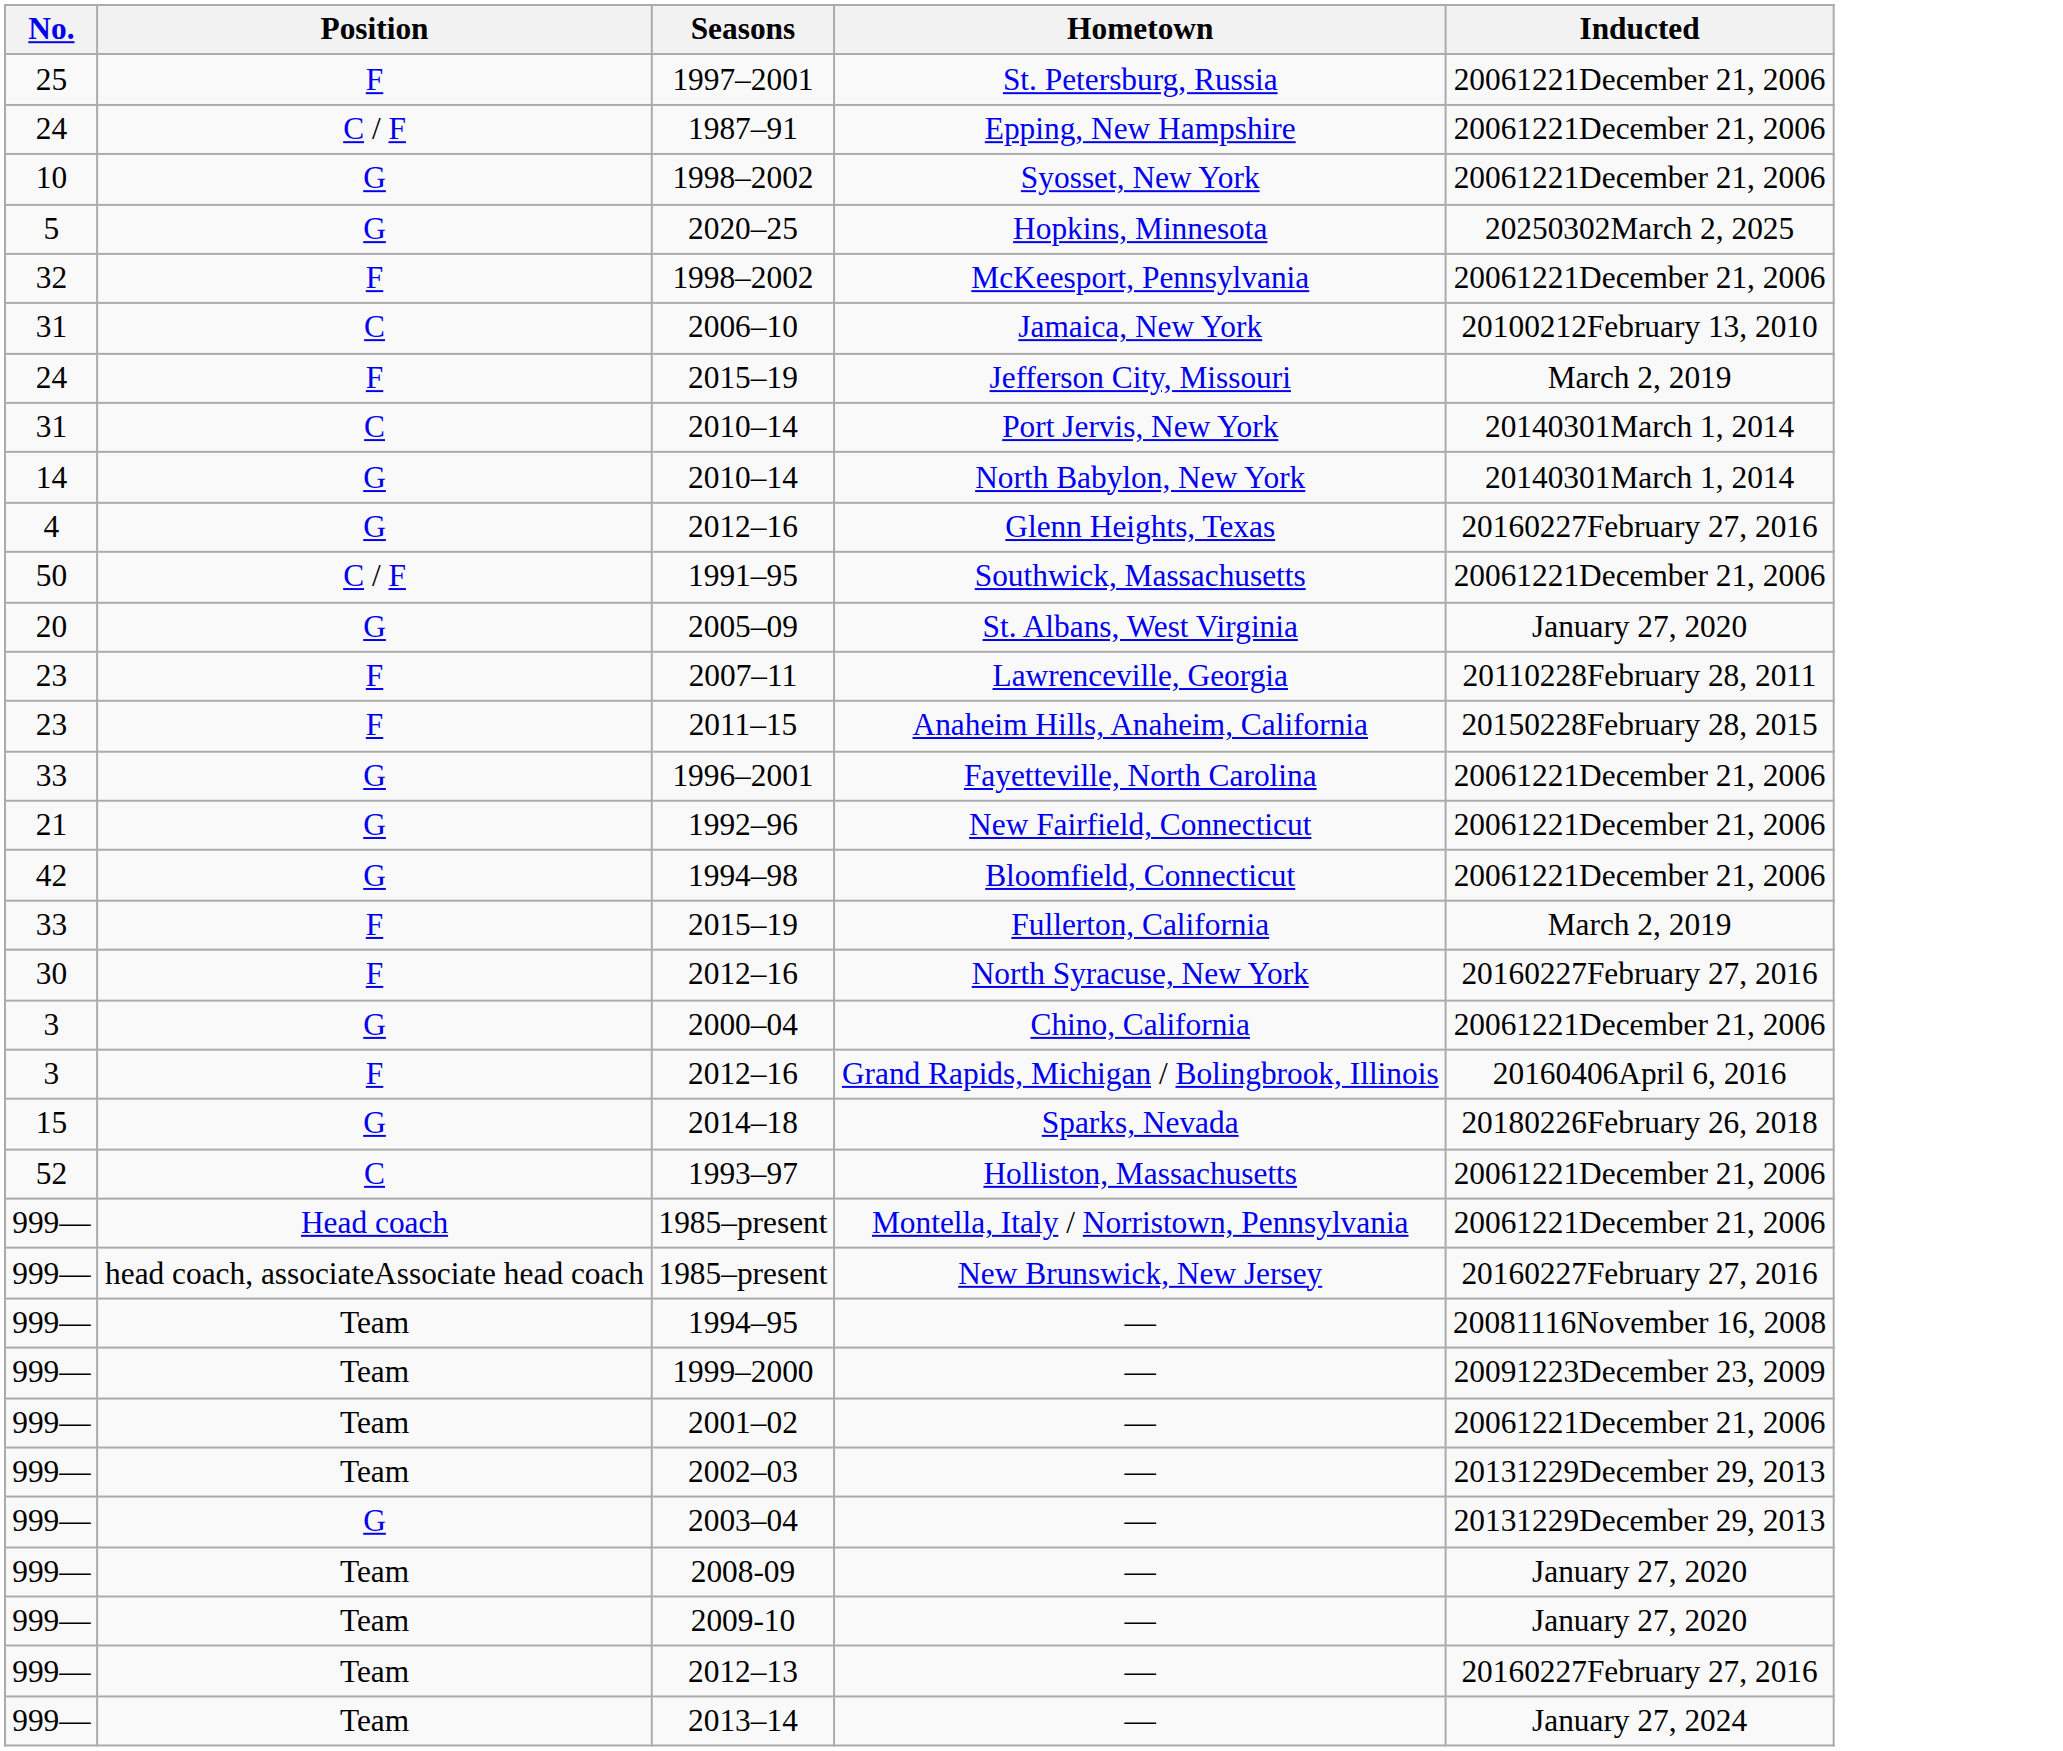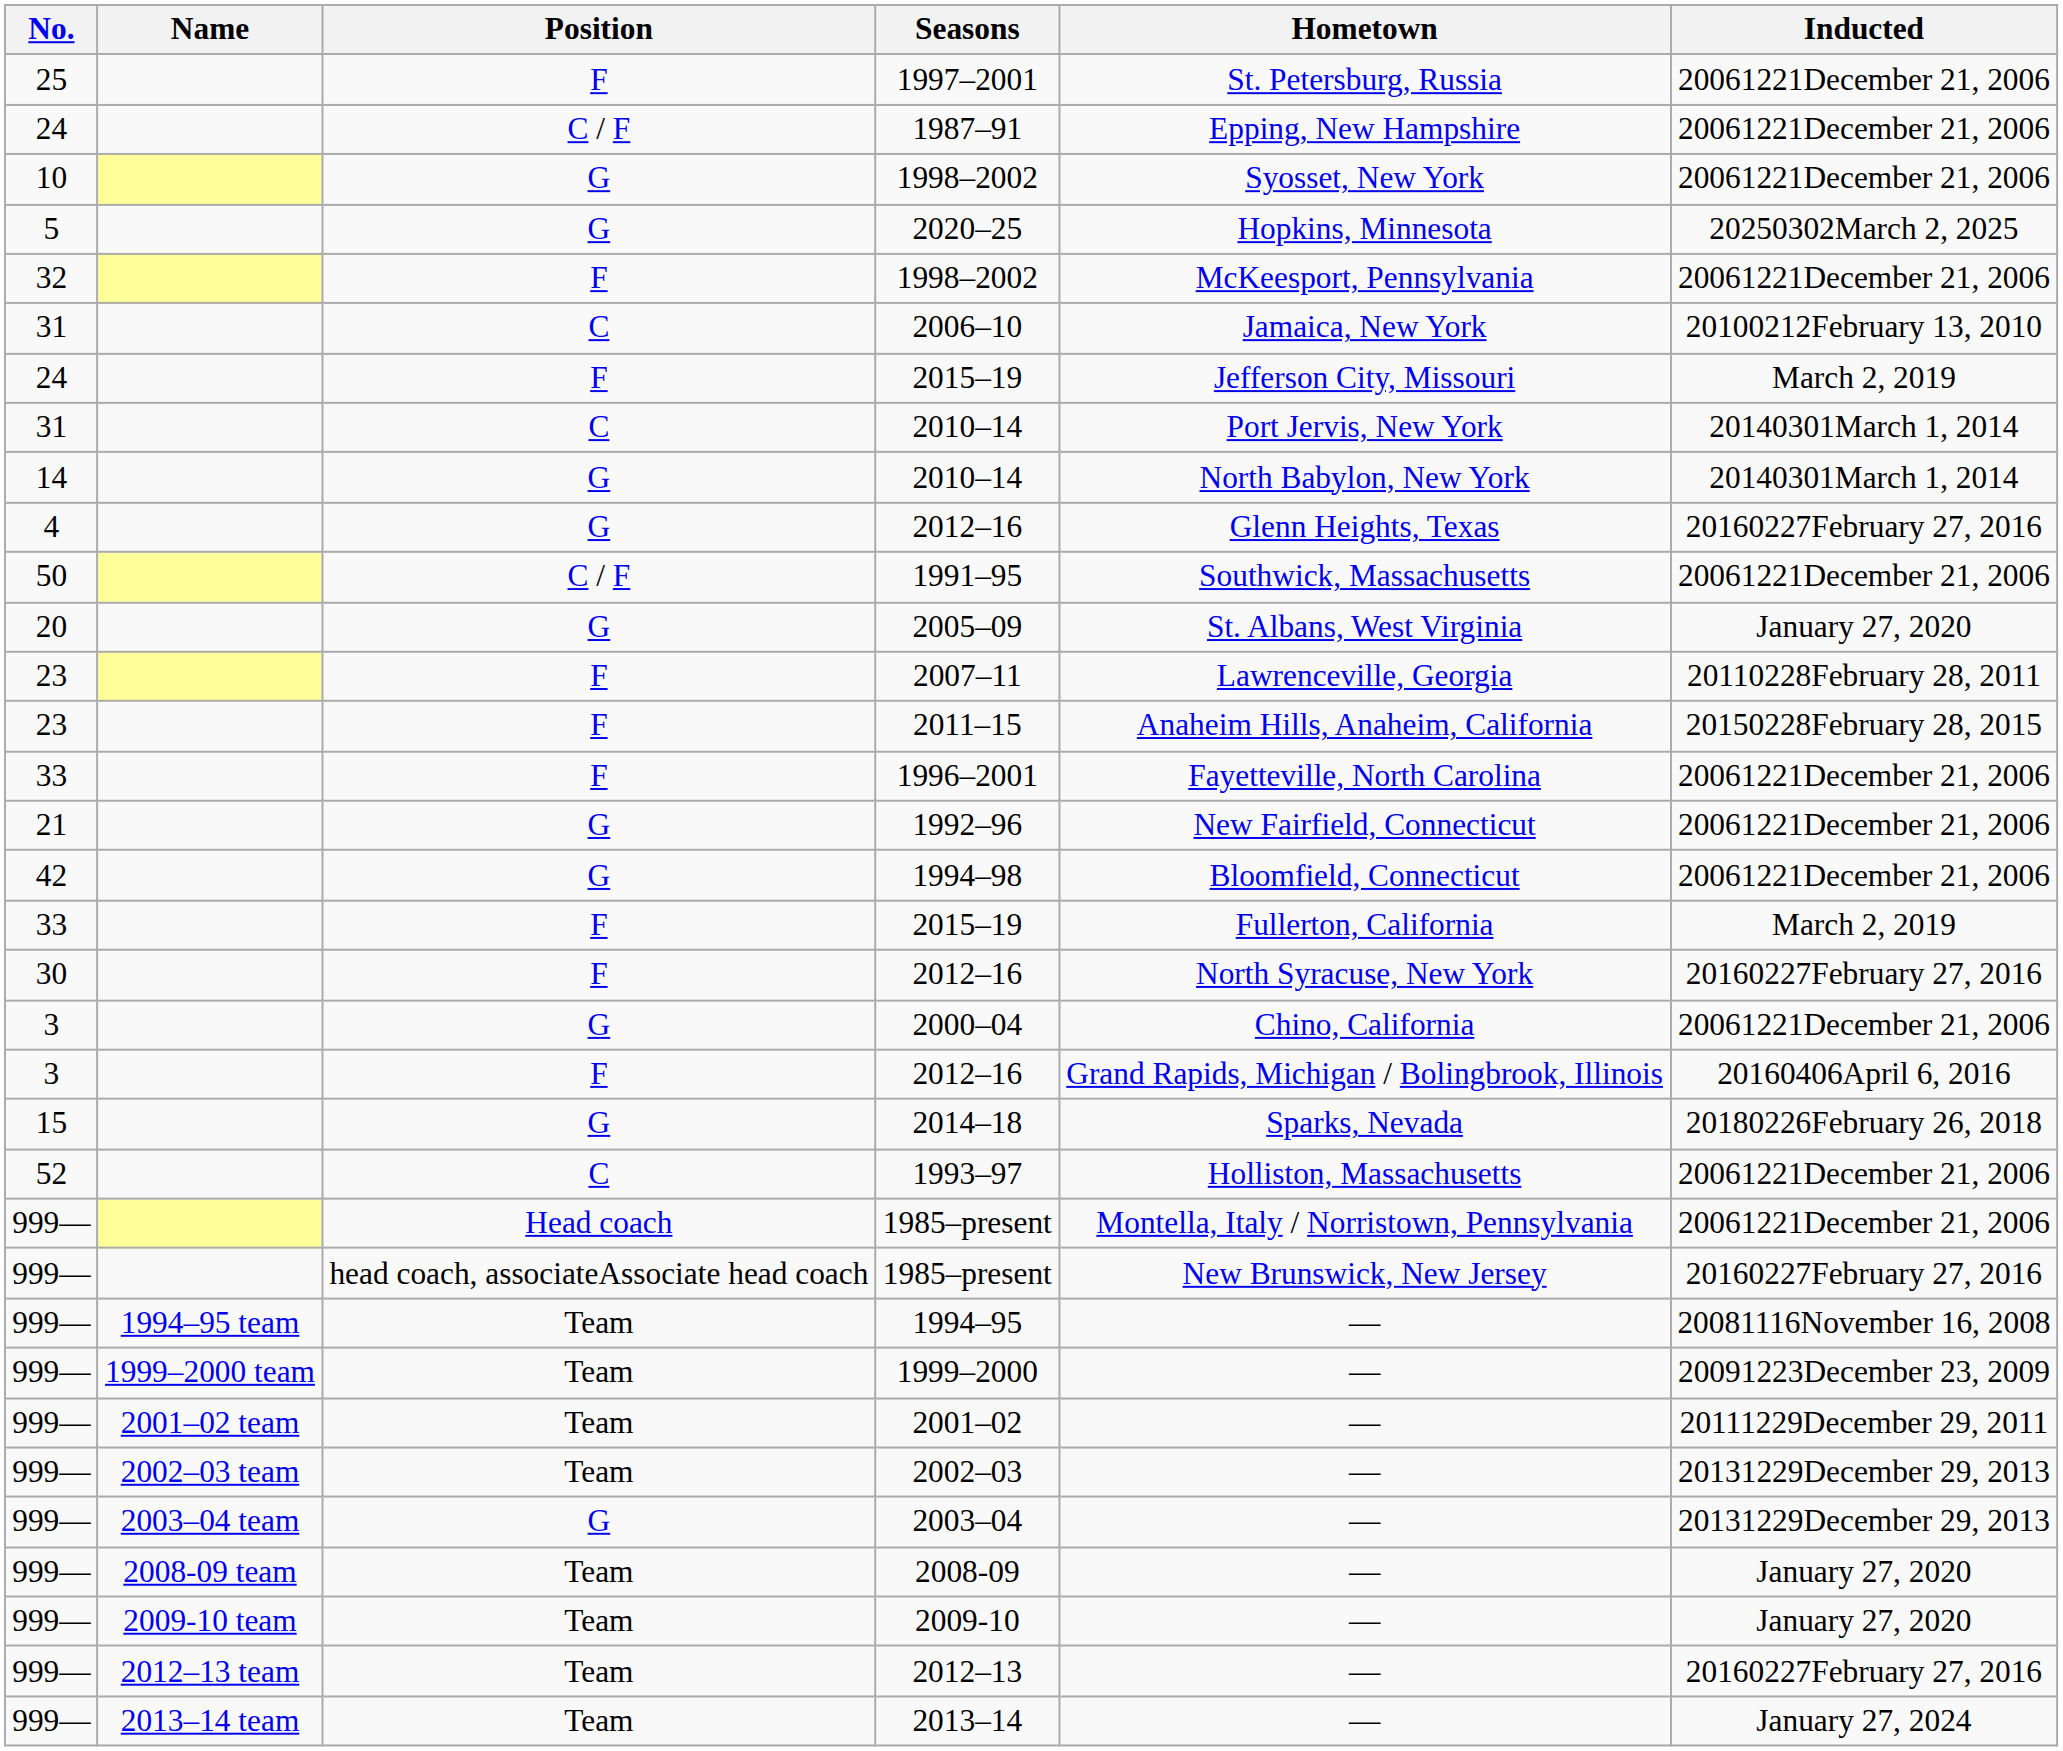+ column: (210, 29)
(375, 775) G -> (599, 775) F
(1640, 1421) 20061221December 21, 2006 -> (1864, 1421) 20111229December 29, 2011
